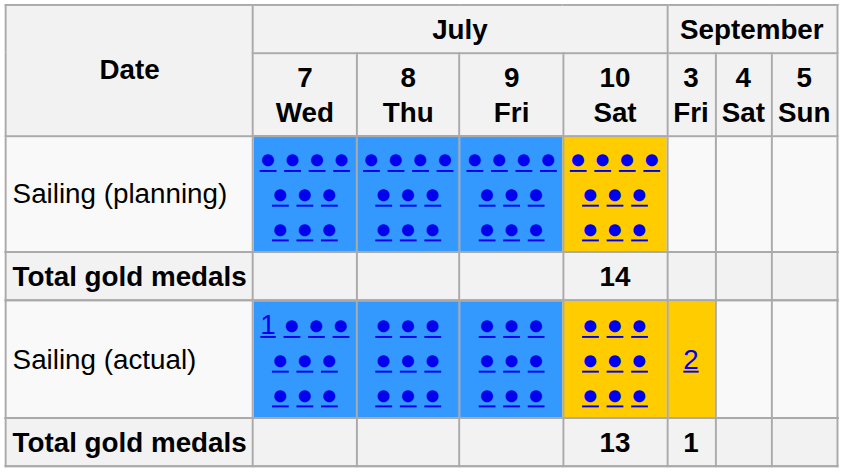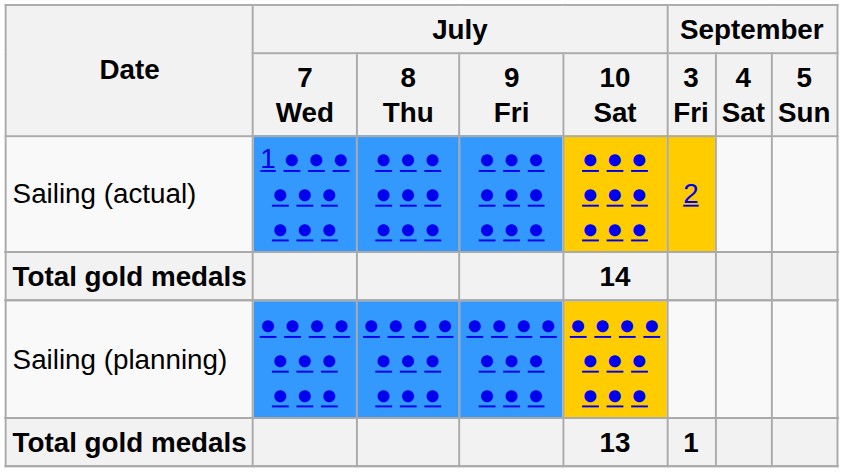rows swapped: (120, 194) <-> (104, 359)
